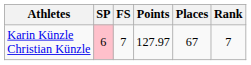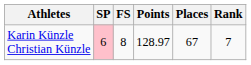(123, 42) 7 -> (123, 42) 8
(153, 42) 127.97 -> (153, 42) 128.97
